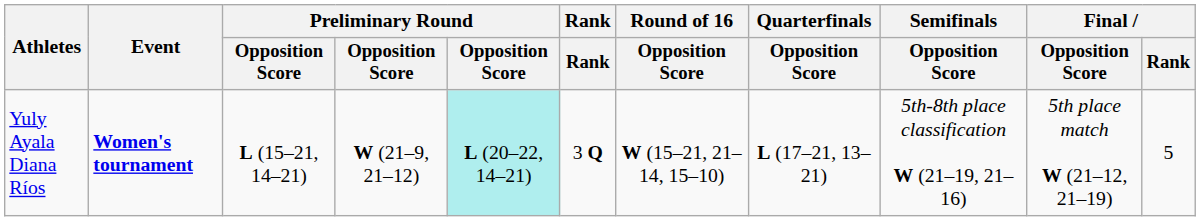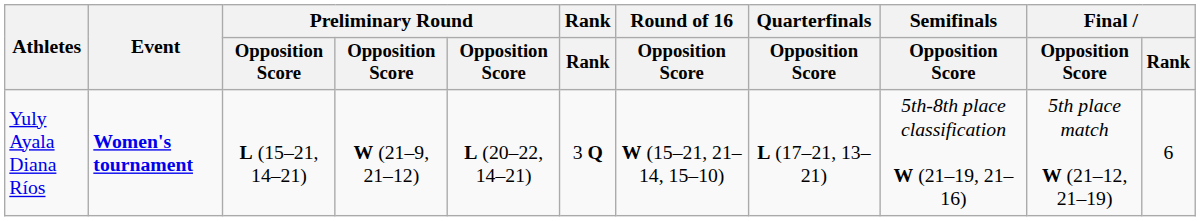(504, 164) paleturquoise background -> (504, 164) no background
(1168, 152) 5 -> (1168, 152) 6
